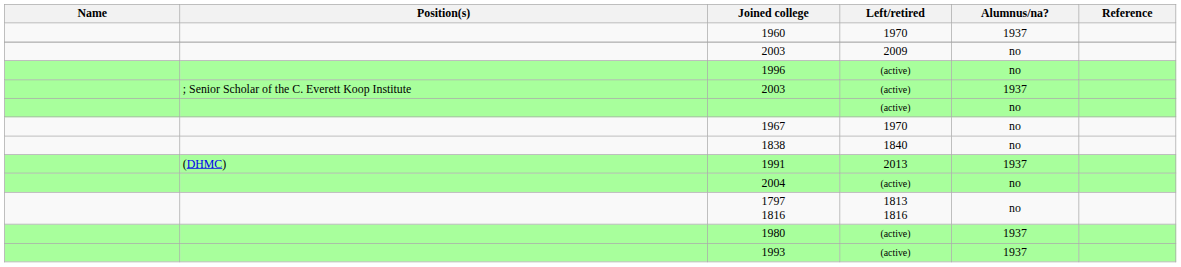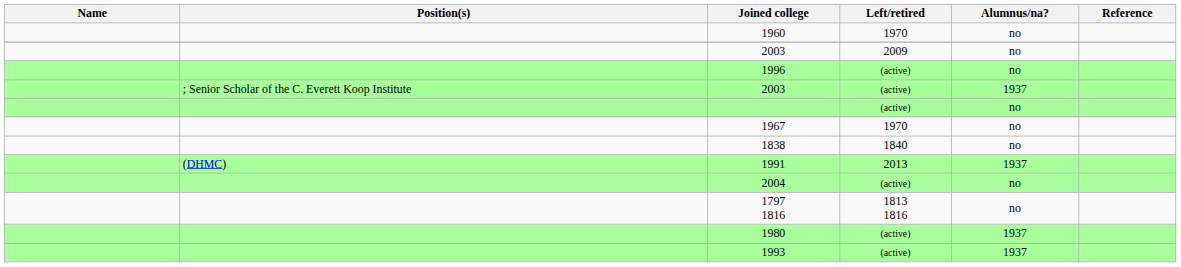(1015, 32) 1937 -> (1015, 32) no
